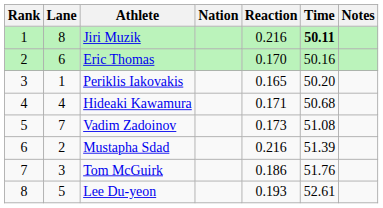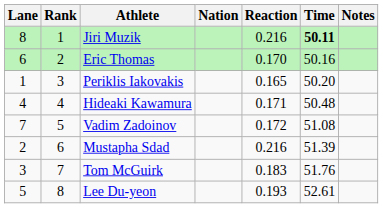columns swapped: (24, 15) <-> (62, 15)
(319, 103) 50.68 -> (319, 103) 50.48
(271, 125) 0.173 -> (271, 125) 0.172
(271, 170) 0.186 -> (271, 170) 0.183
